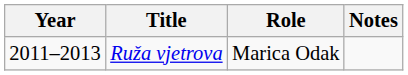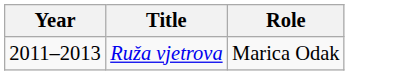- column: (373, 20)
